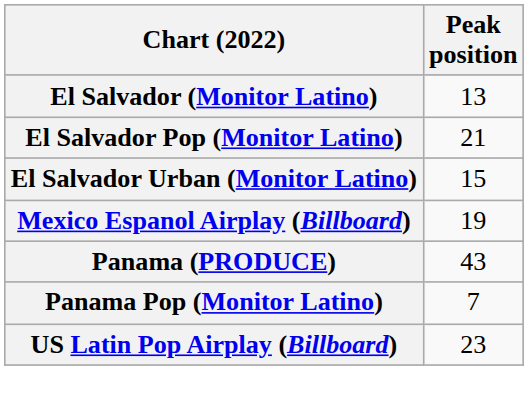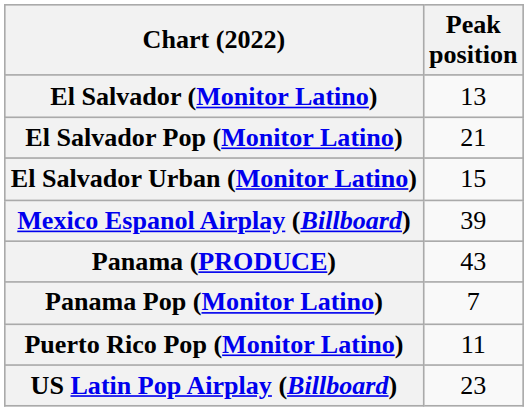(473, 219) 19 -> (473, 219) 39
+ row: (214, 344)
